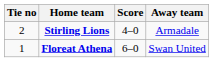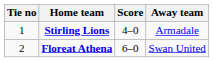(22, 30) 2 -> (22, 30) 1
(22, 48) 1 -> (22, 48) 2
